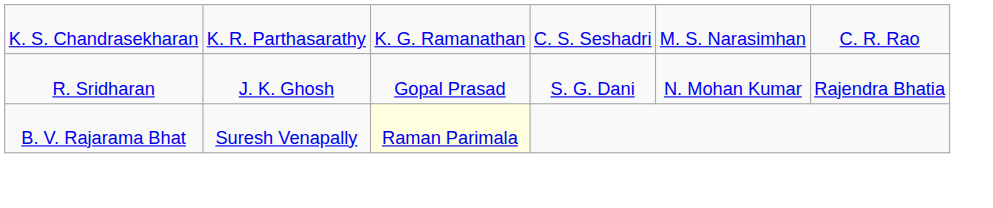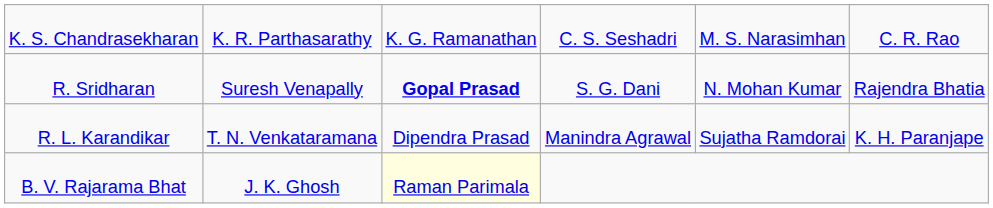(286, 88) J. K. Ghosh -> (292, 88) Suresh Venapally
(450, 88) normal -> (461, 88) bold
+ row: (104, 138)
(286, 138) Suresh Venapally -> (292, 187) J. K. Ghosh
